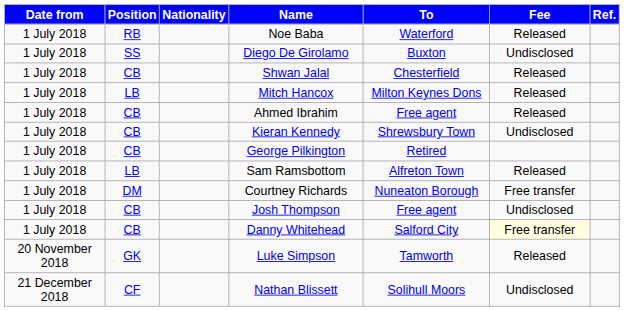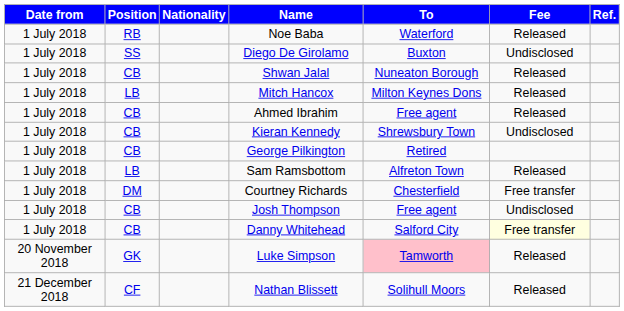(426, 73) Chesterfield -> (426, 73) Nuneaton Borough
(426, 191) Nuneaton Borough -> (426, 191) Chesterfield
(426, 256) no background -> (426, 256) pink background
(540, 290) Undisclosed -> (540, 290) Released
